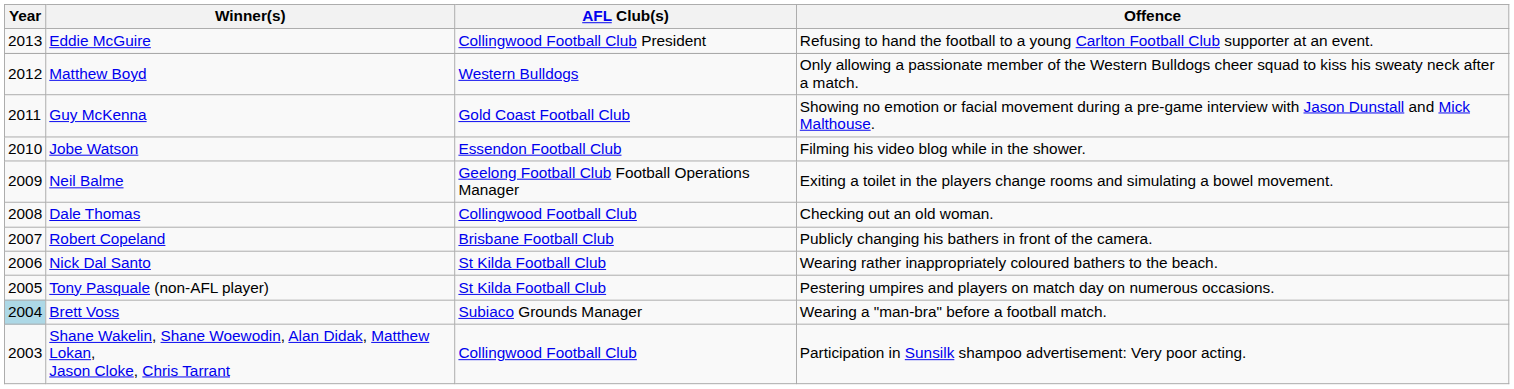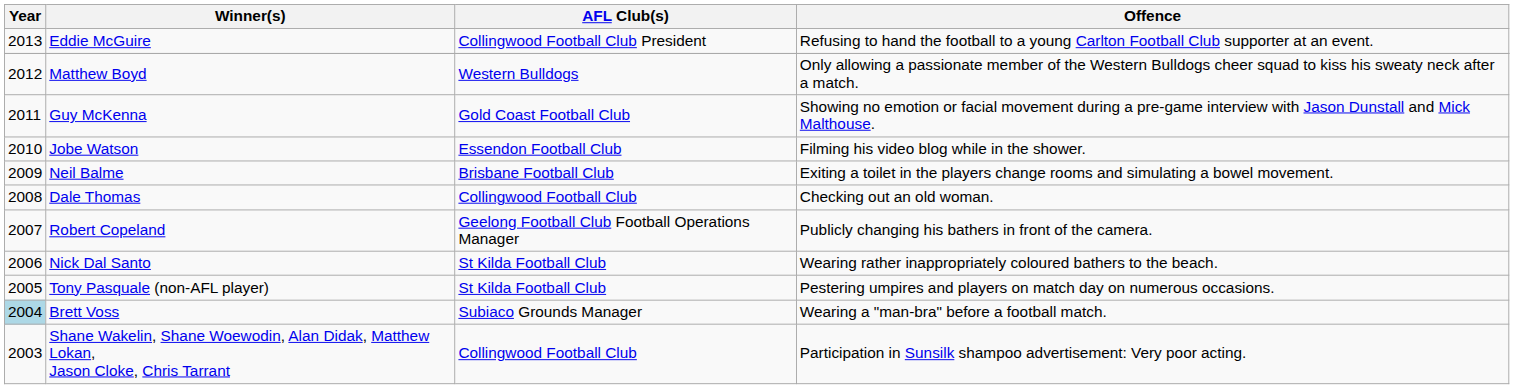(604, 181) Geelong Football Club Football Operations Manager -> (536, 173) Brisbane Football Club
(536, 239) Brisbane Football Club -> (604, 230) Geelong Football Club Football Operations Manager
